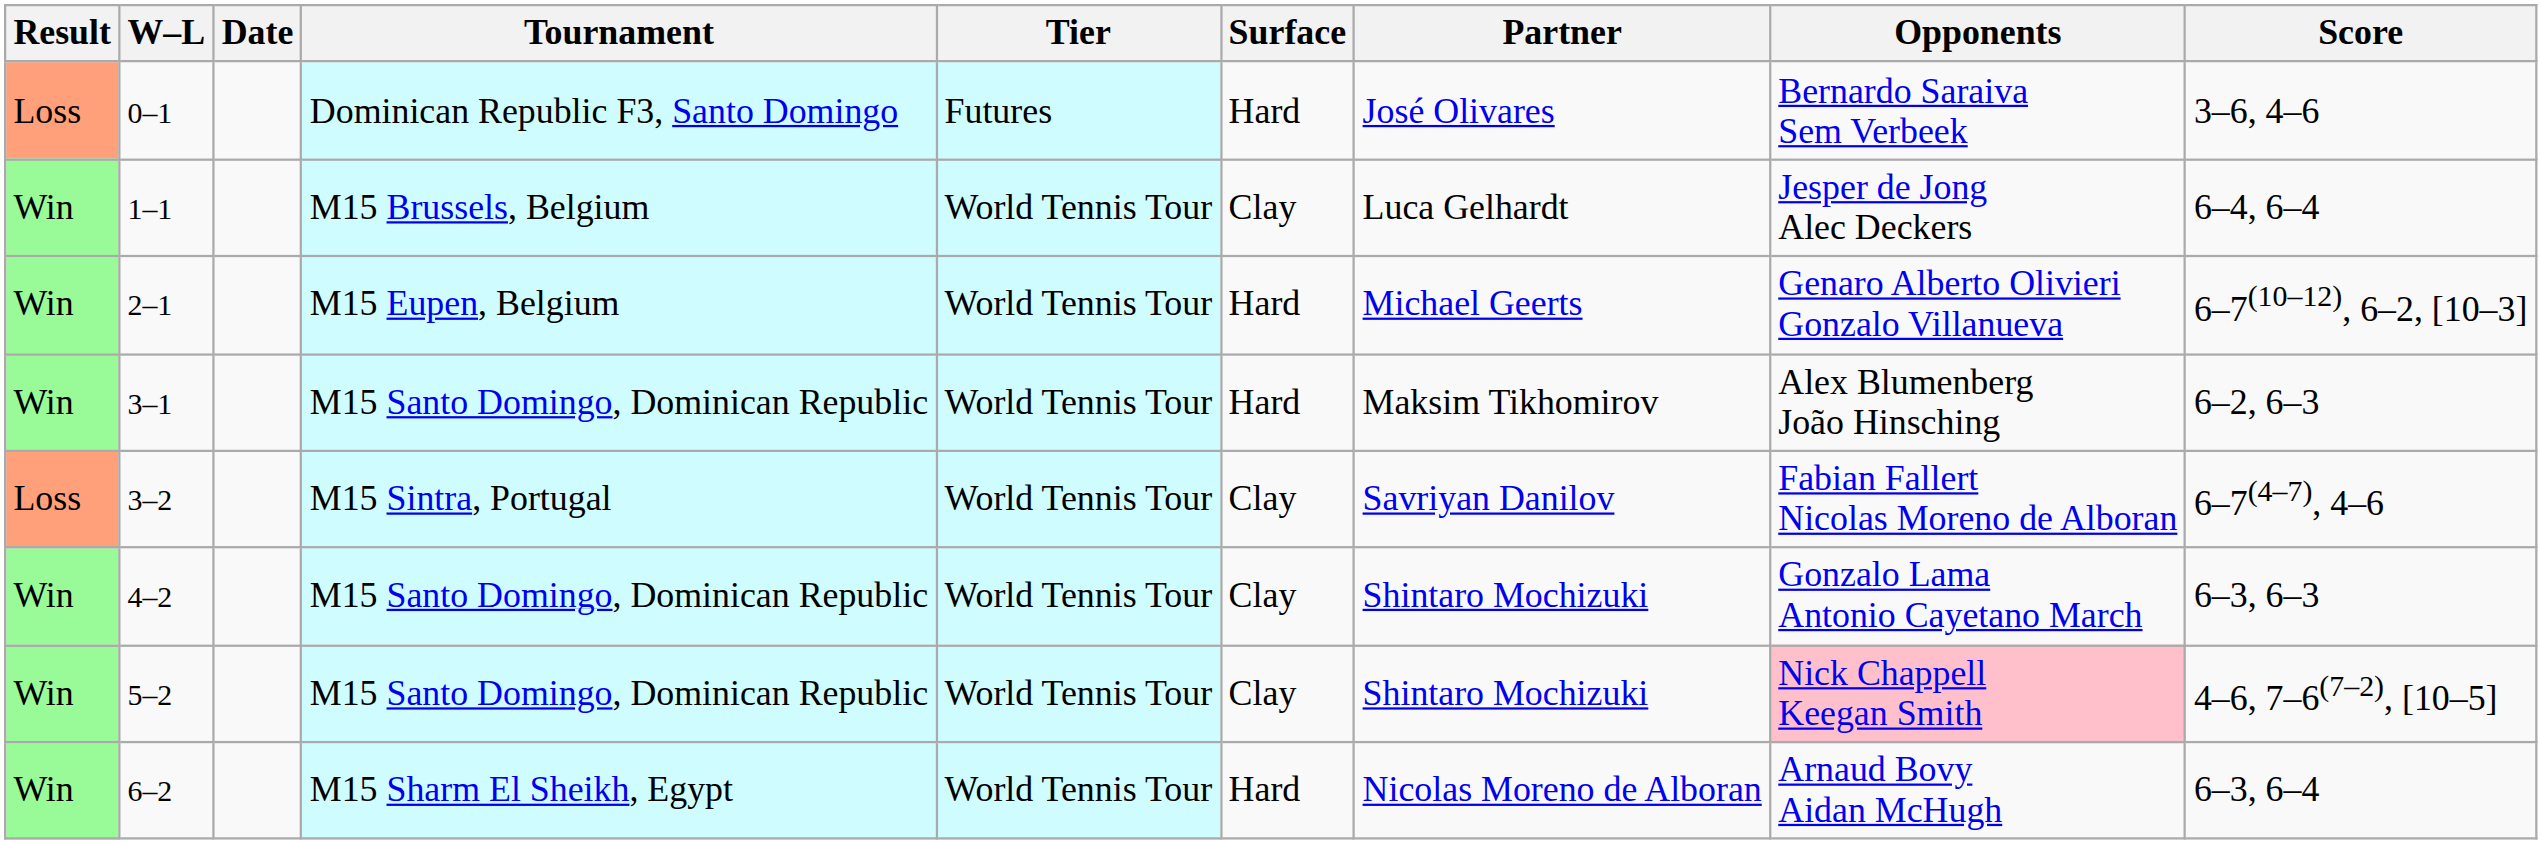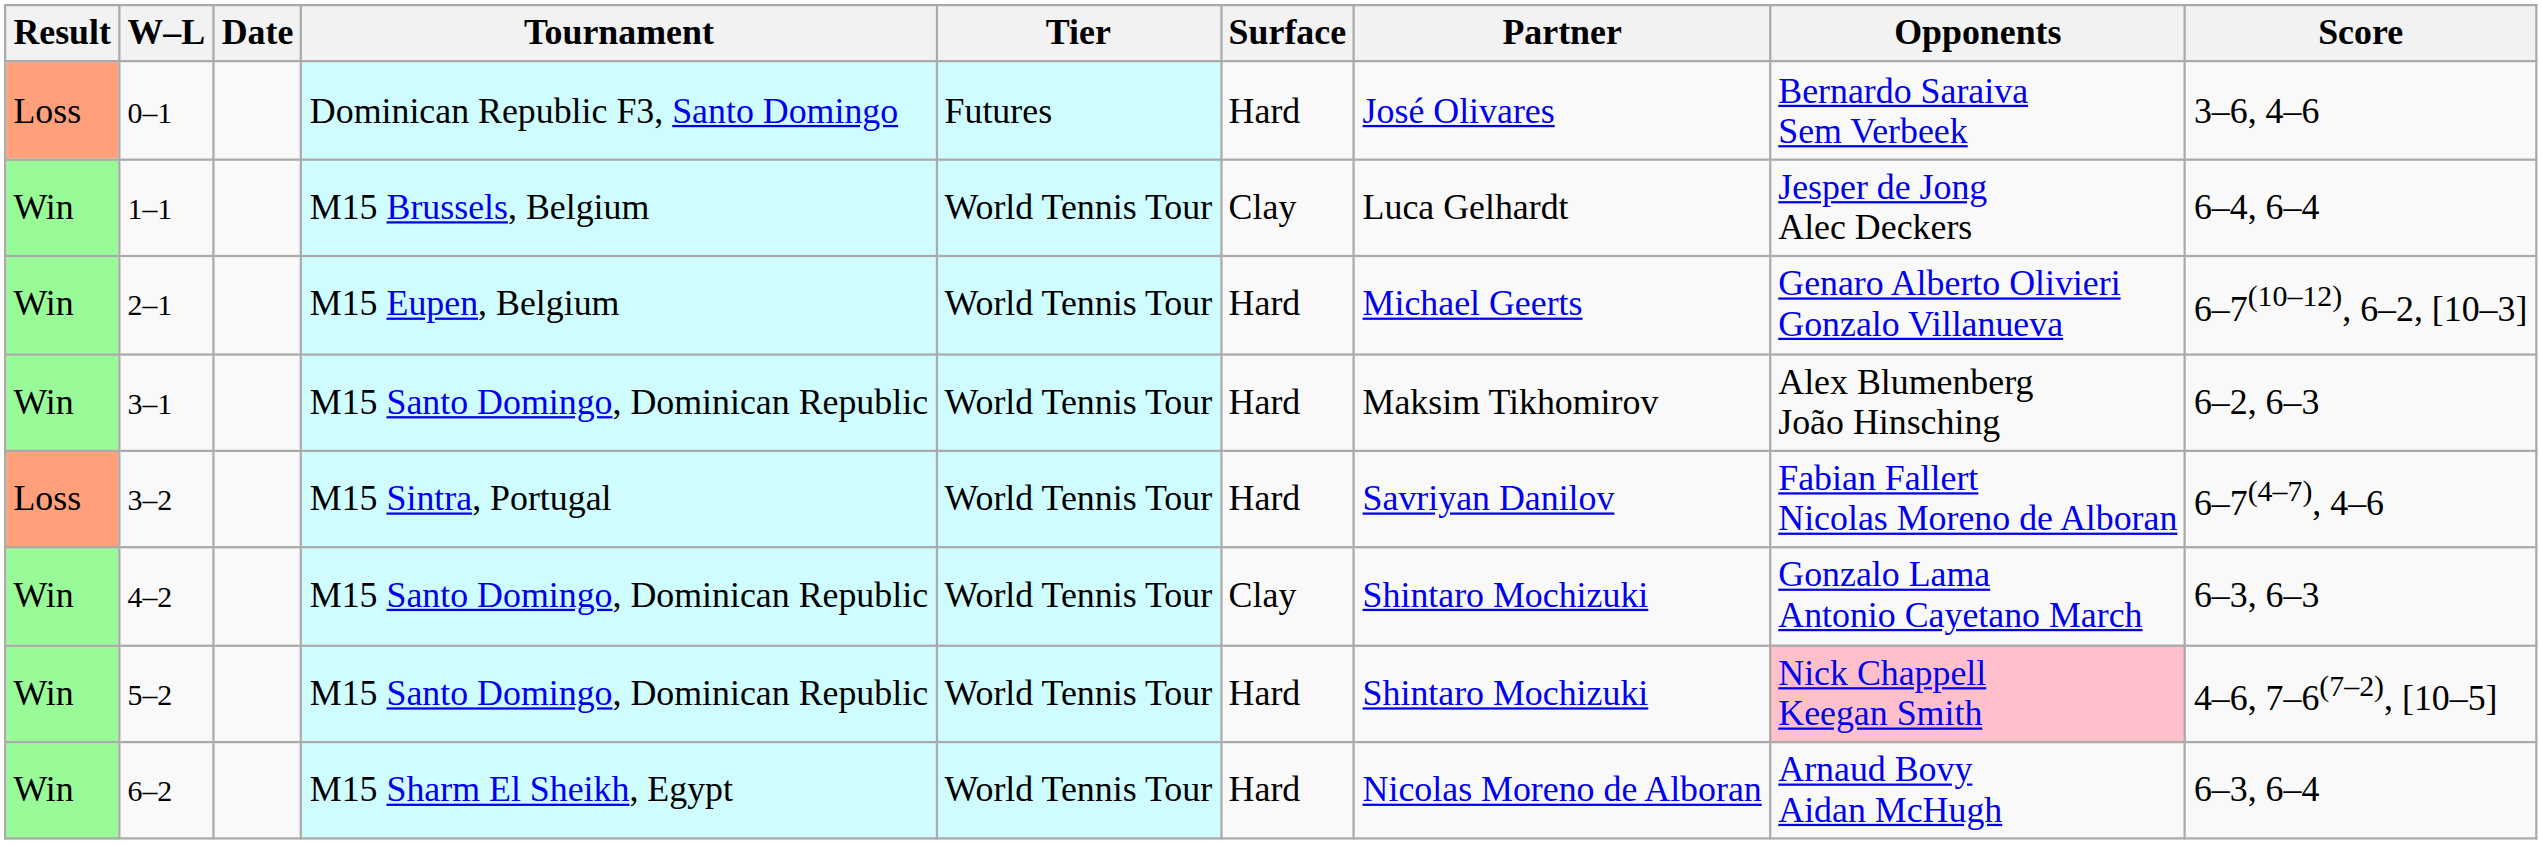(1262, 498) Clay -> (1264, 498) Hard
(1262, 692) Clay -> (1264, 692) Hard
